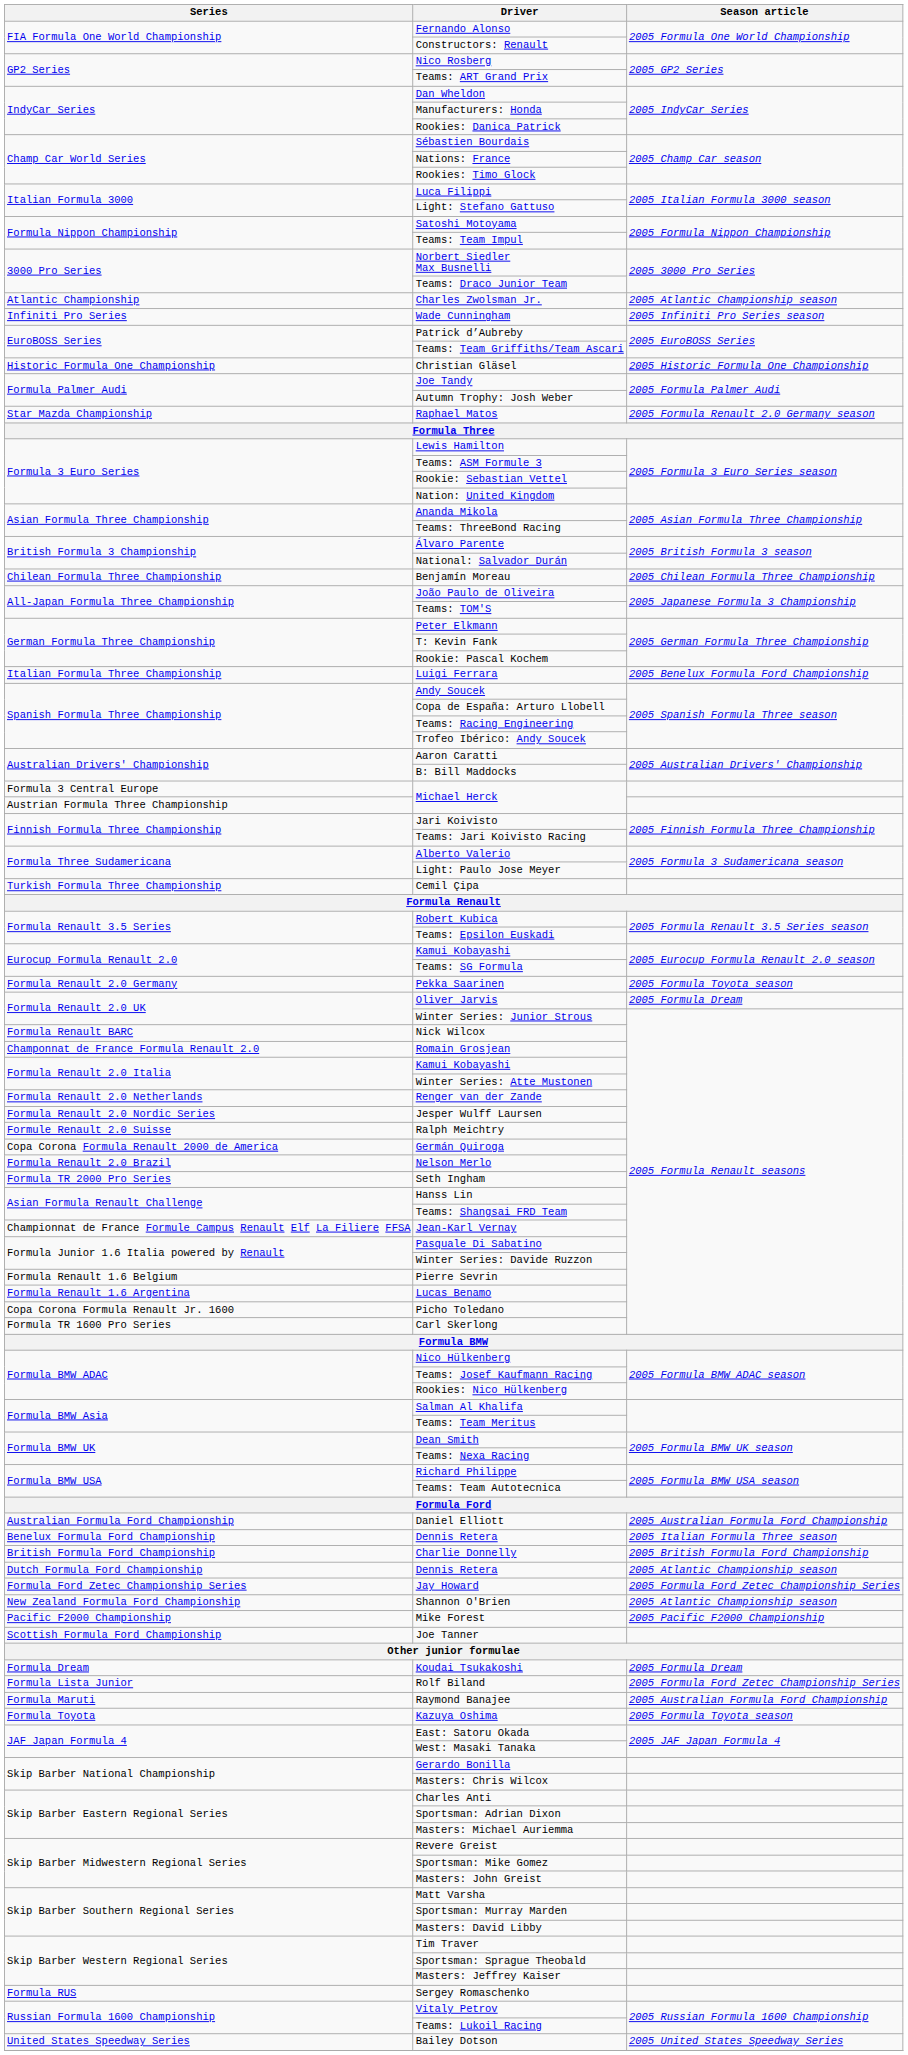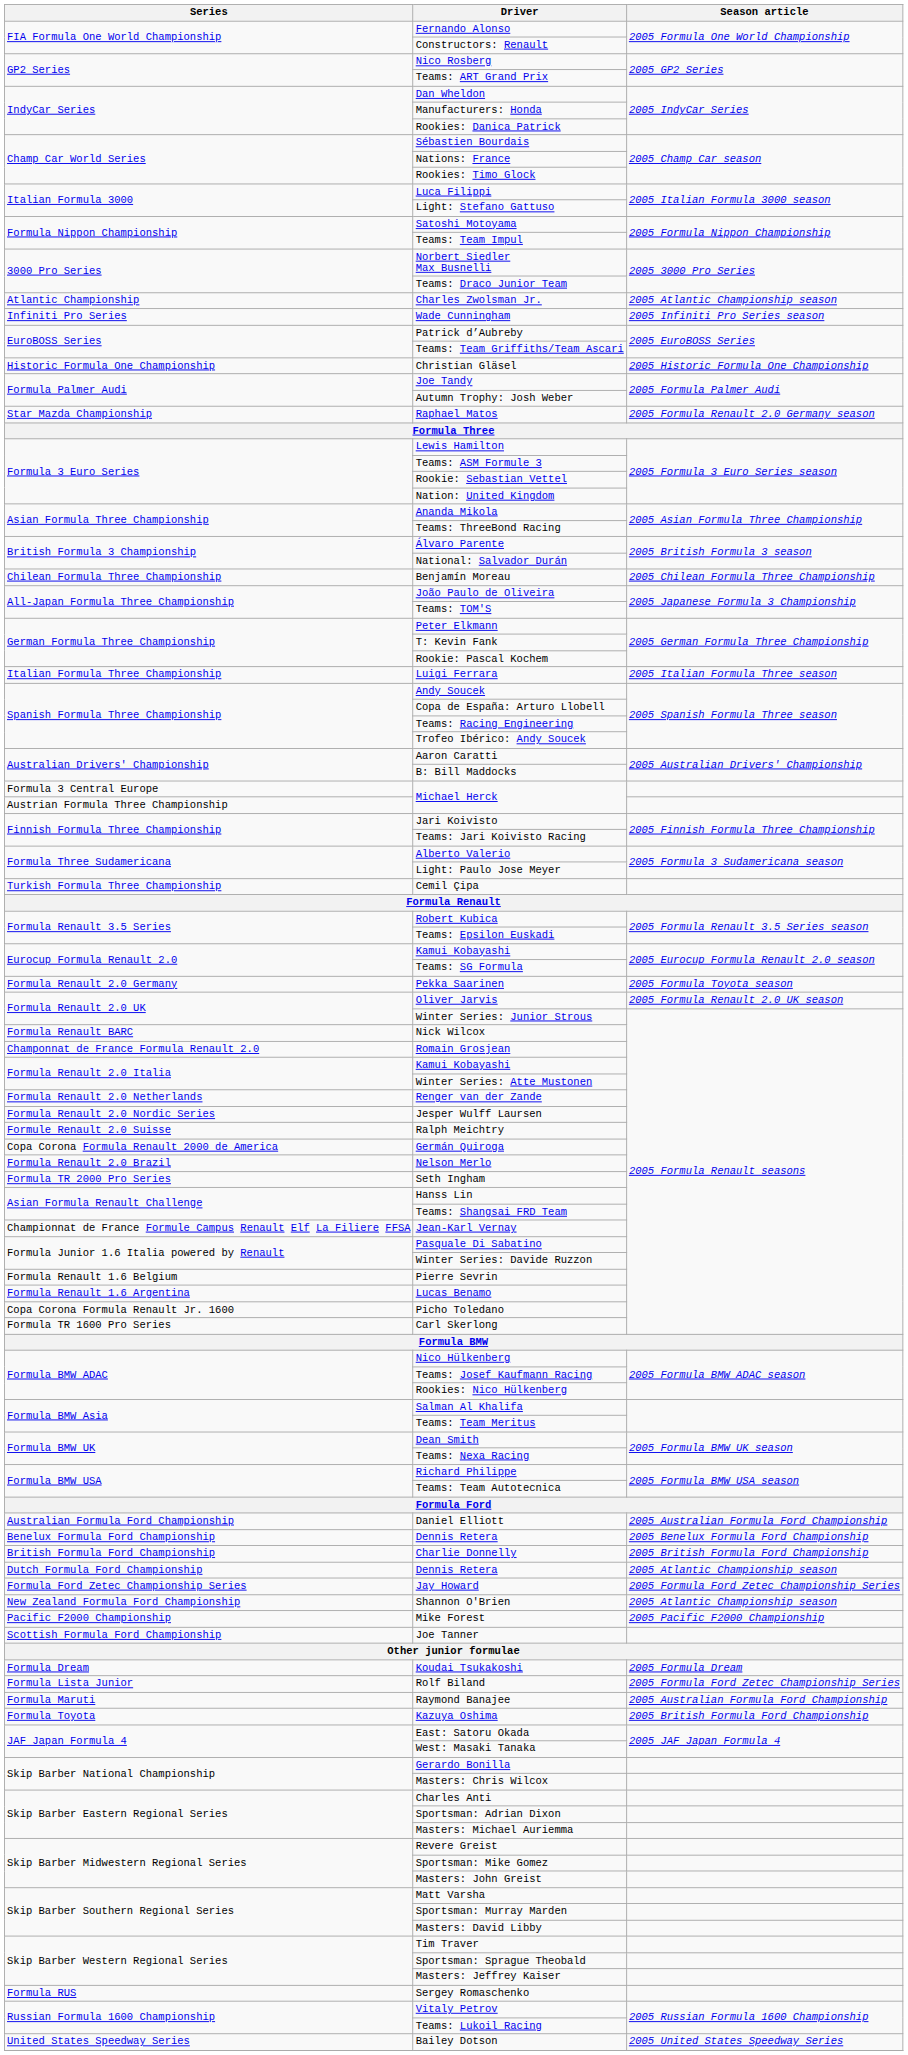(749, 675) 2005 Benelux Formula Ford Championship -> (733, 675) 2005 Italian Formula Three season
(686, 1001) 2005 Formula Dream -> (736, 1001) 2005 Formula Renault 2.0 UK season
(733, 1538) 2005 Italian Formula Three season -> (749, 1538) 2005 Benelux Formula Ford Championship
(711, 1717) 2005 Formula Toyota season -> (749, 1717) 2005 British Formula Ford Championship
